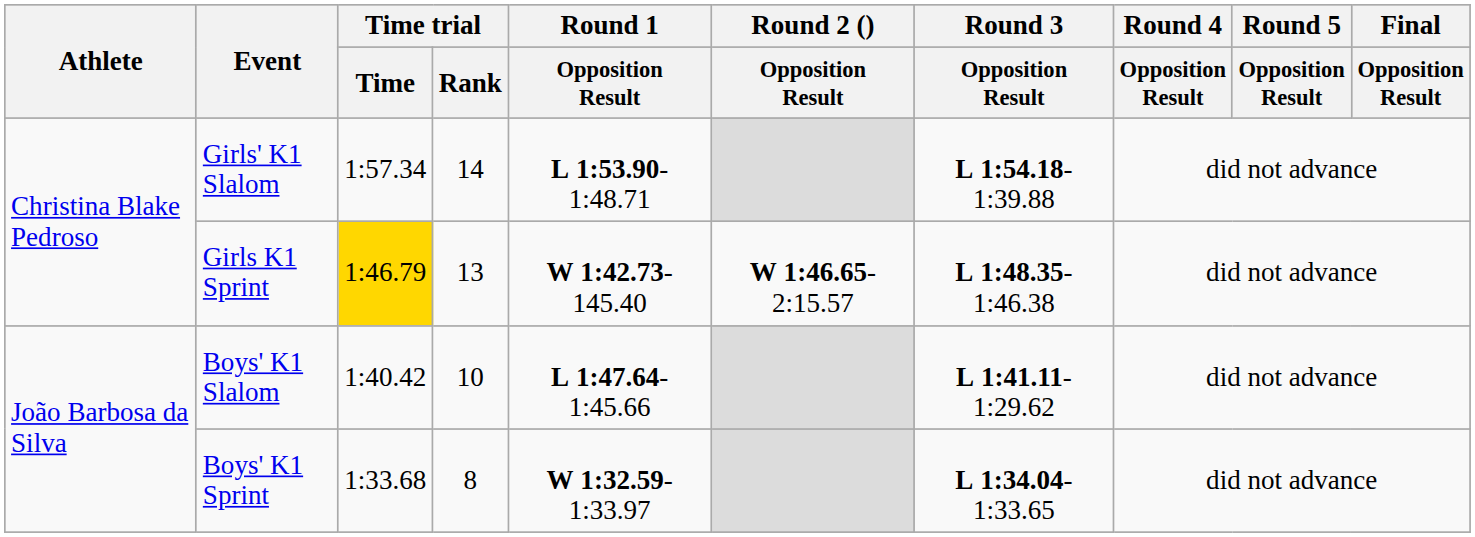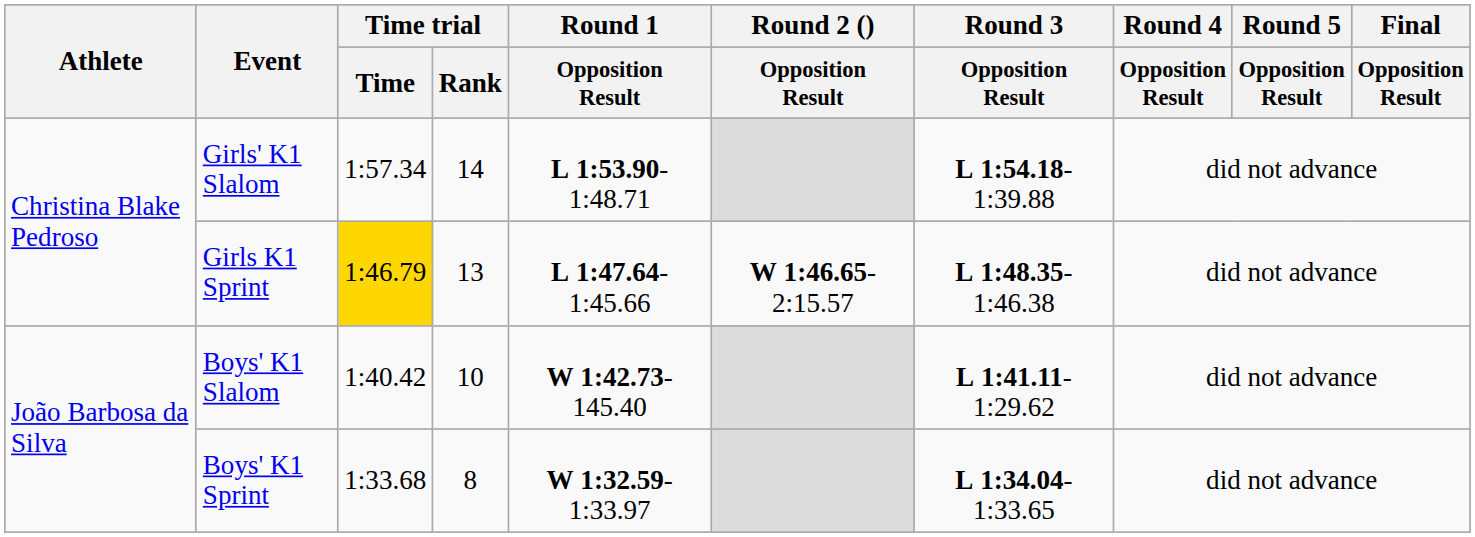(610, 288) W 1:42.73-145.40 -> (610, 288) L 1:47.64-1:45.66
(610, 391) L 1:47.64-1:45.66 -> (610, 391) W 1:42.73-145.40
